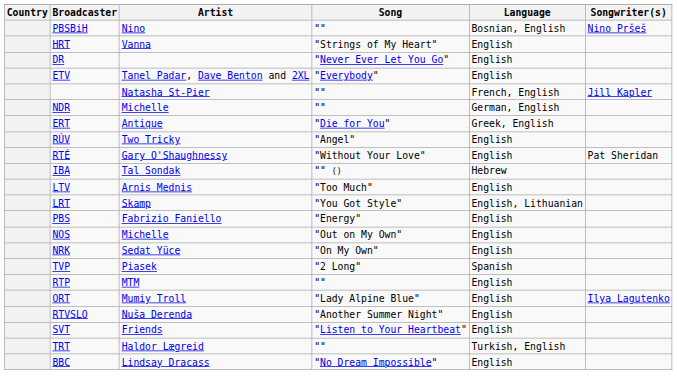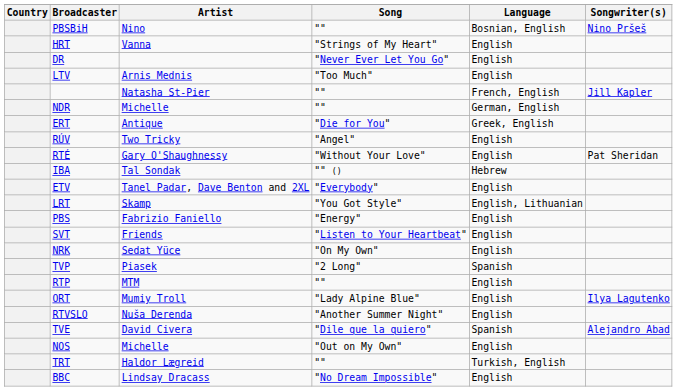rows swapped: (61, 76) <-> (61, 187)
rows swapped: (61, 235) <-> (61, 330)
+ row: (61, 330)
